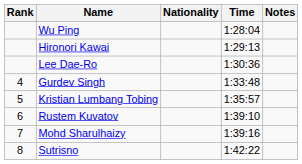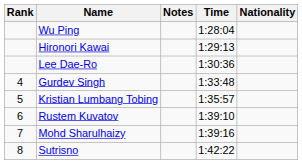columns swapped: (191, 13) <-> (280, 13)
